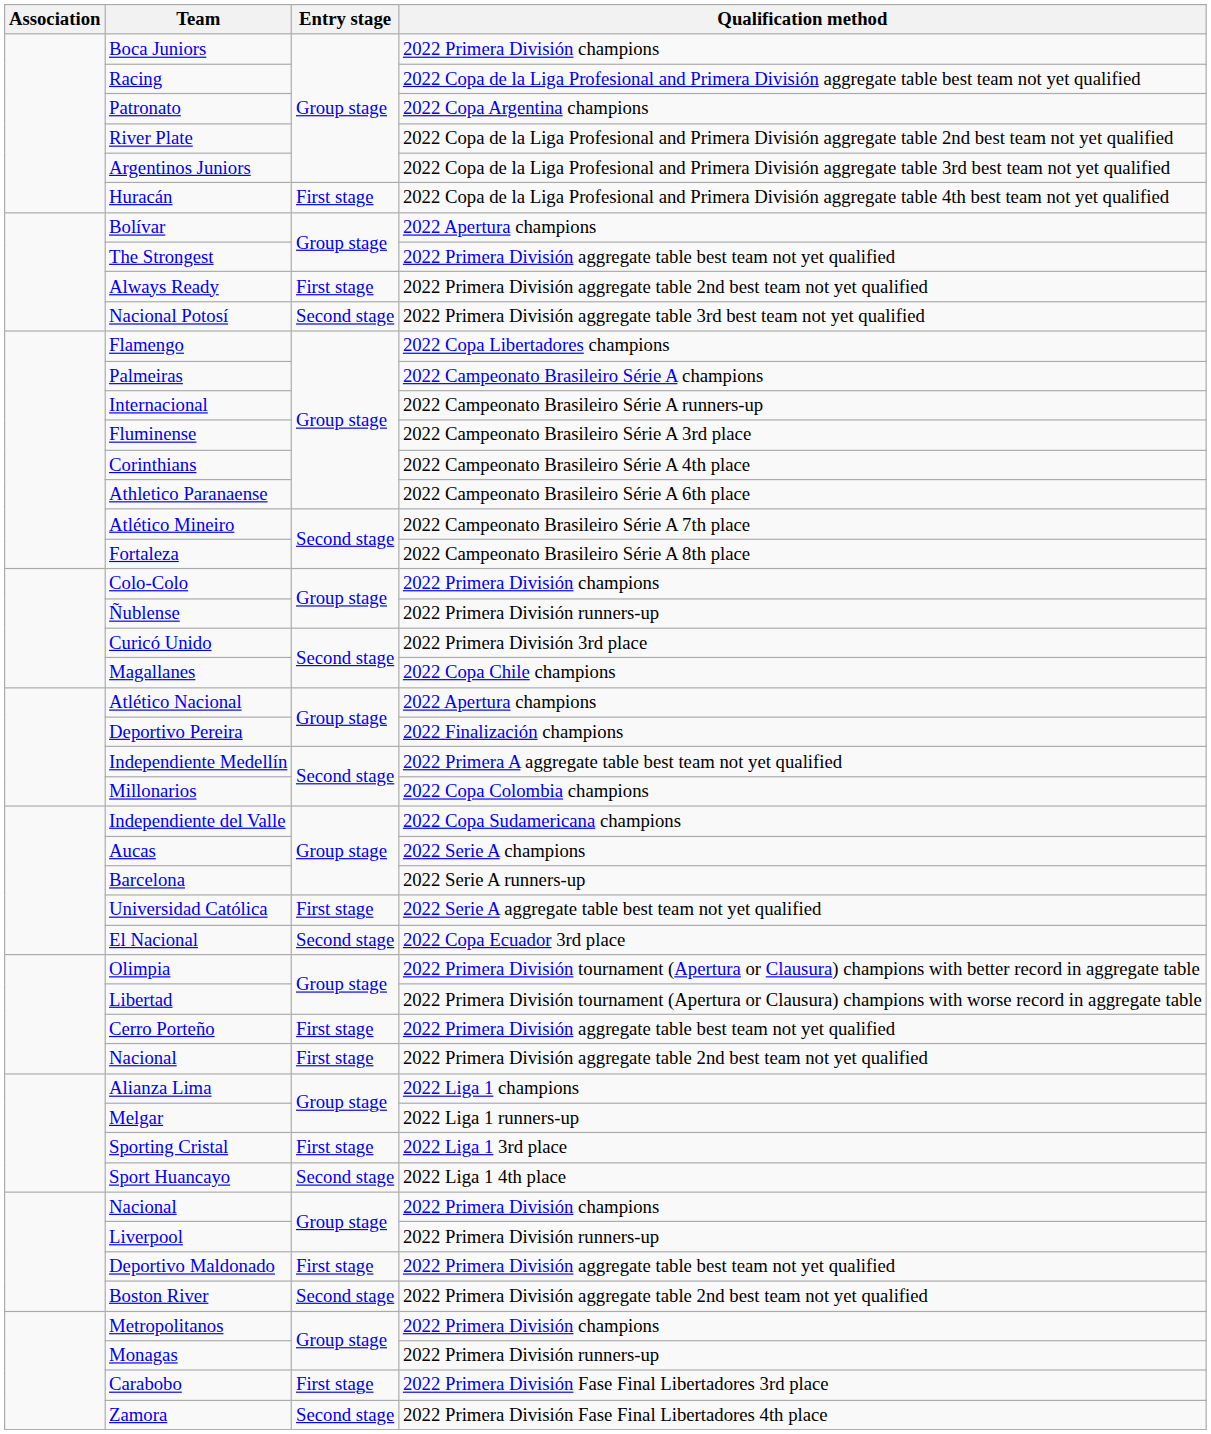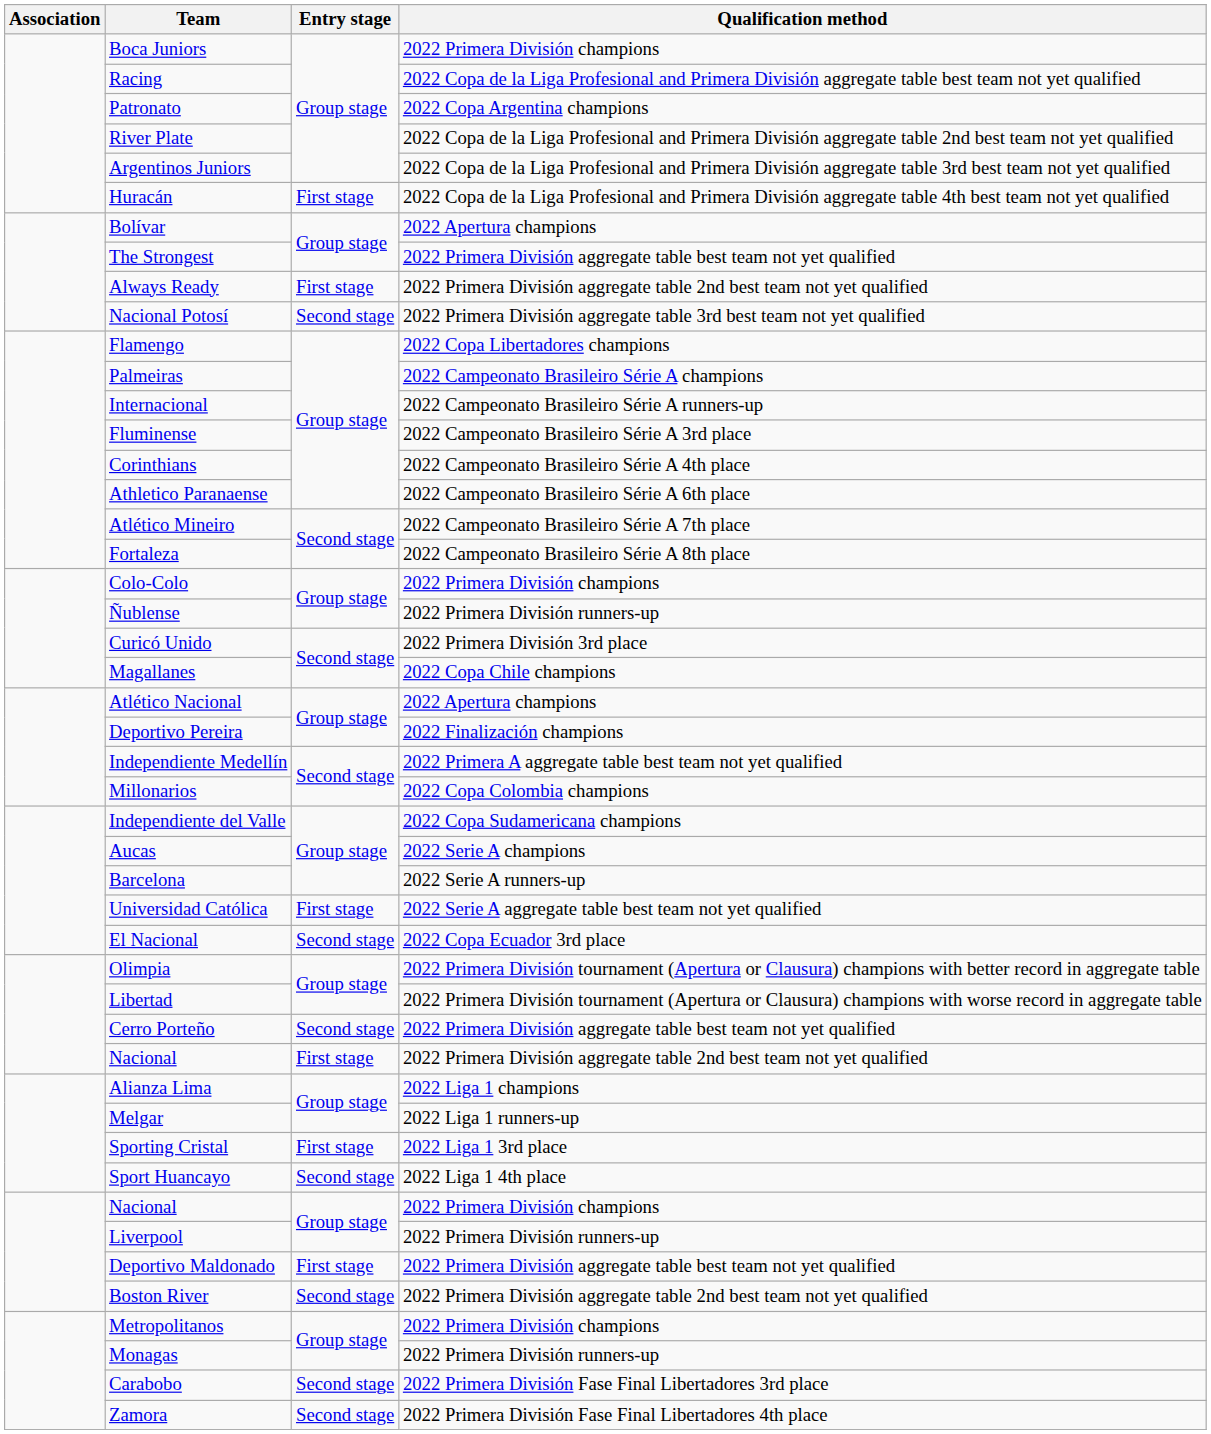(335, 1028) First stage -> (345, 1028) Second stage
(335, 1385) First stage -> (345, 1385) Second stage
